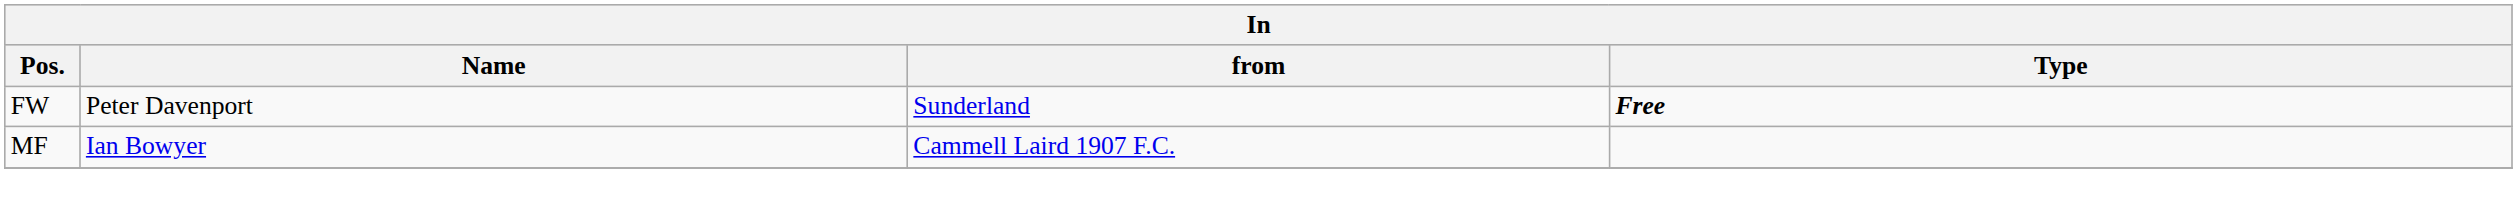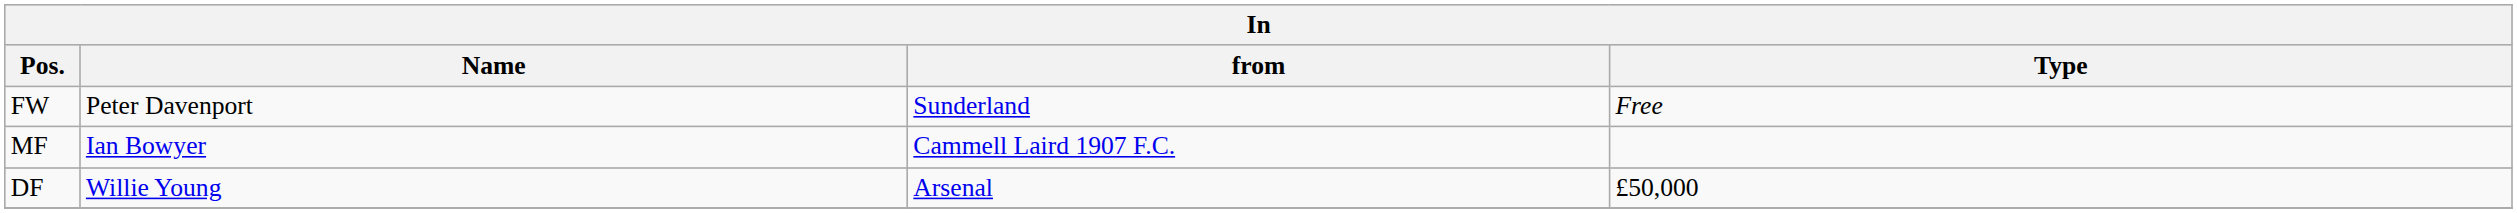(1640, 106) bold -> (1639, 106) normal
+ row: (27, 187)
